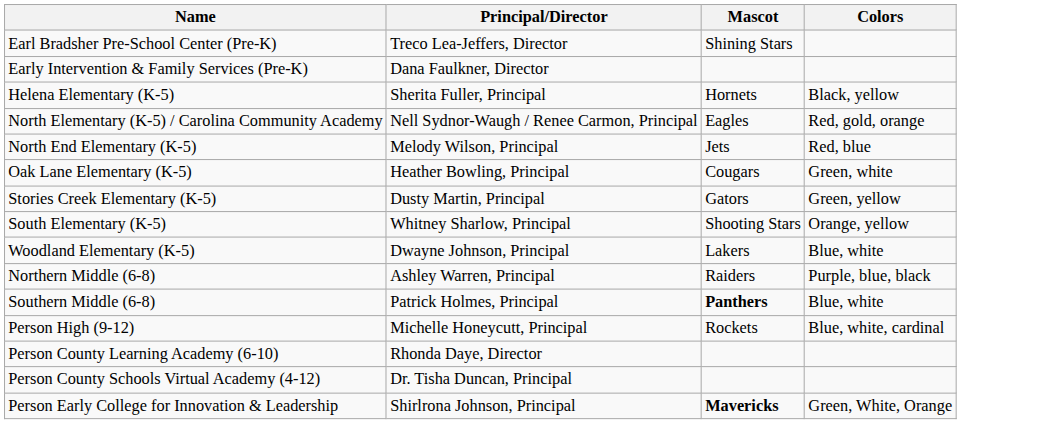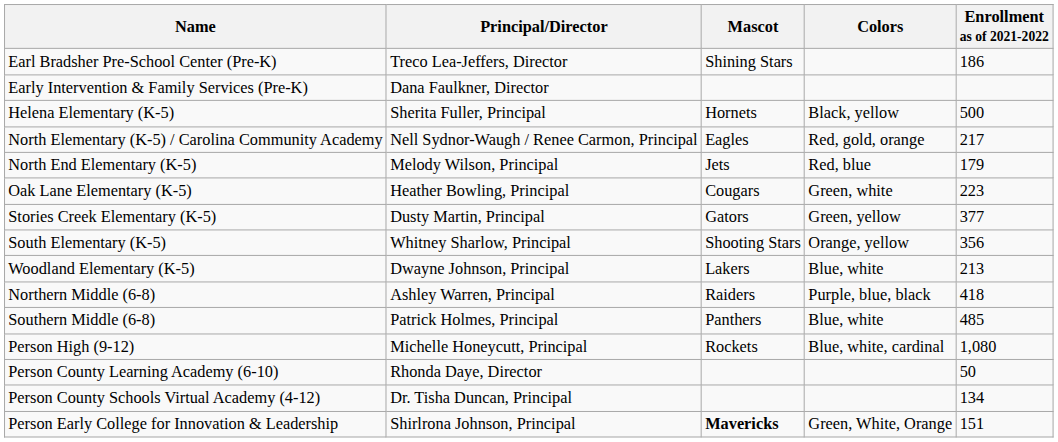+ column: (1004, 26)
(736, 302) bold -> (733, 320) normal
